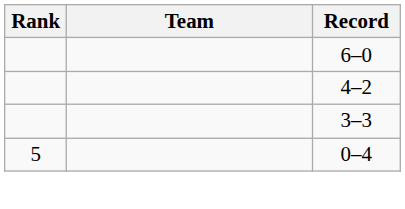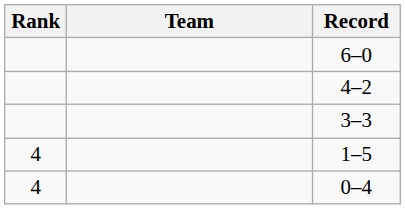+ row: (356, 154)
(36, 154) 5 -> (36, 187) 4
